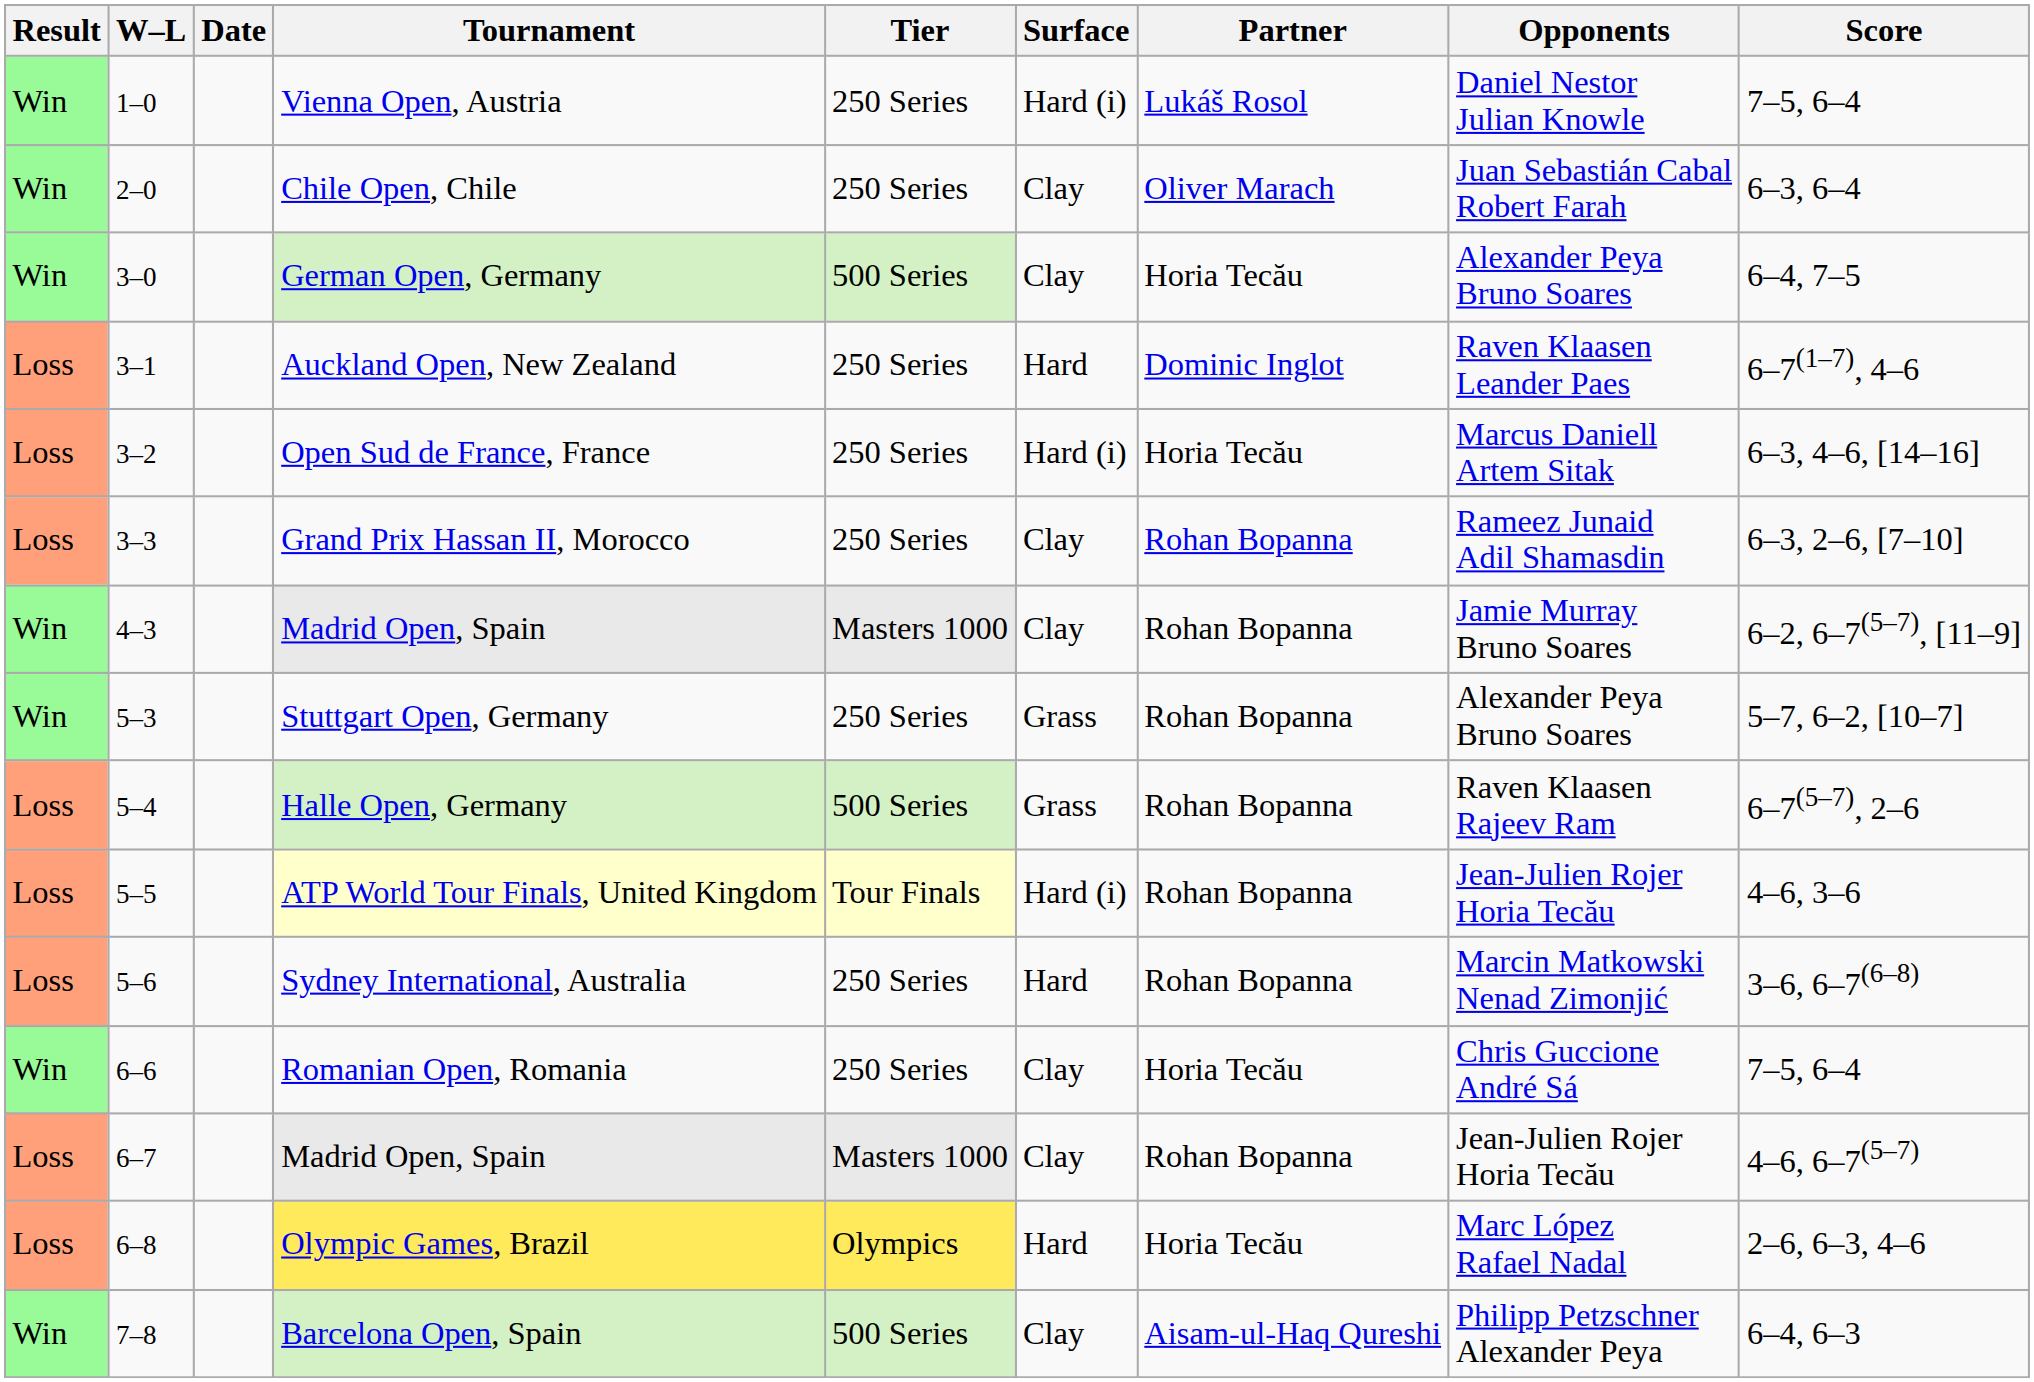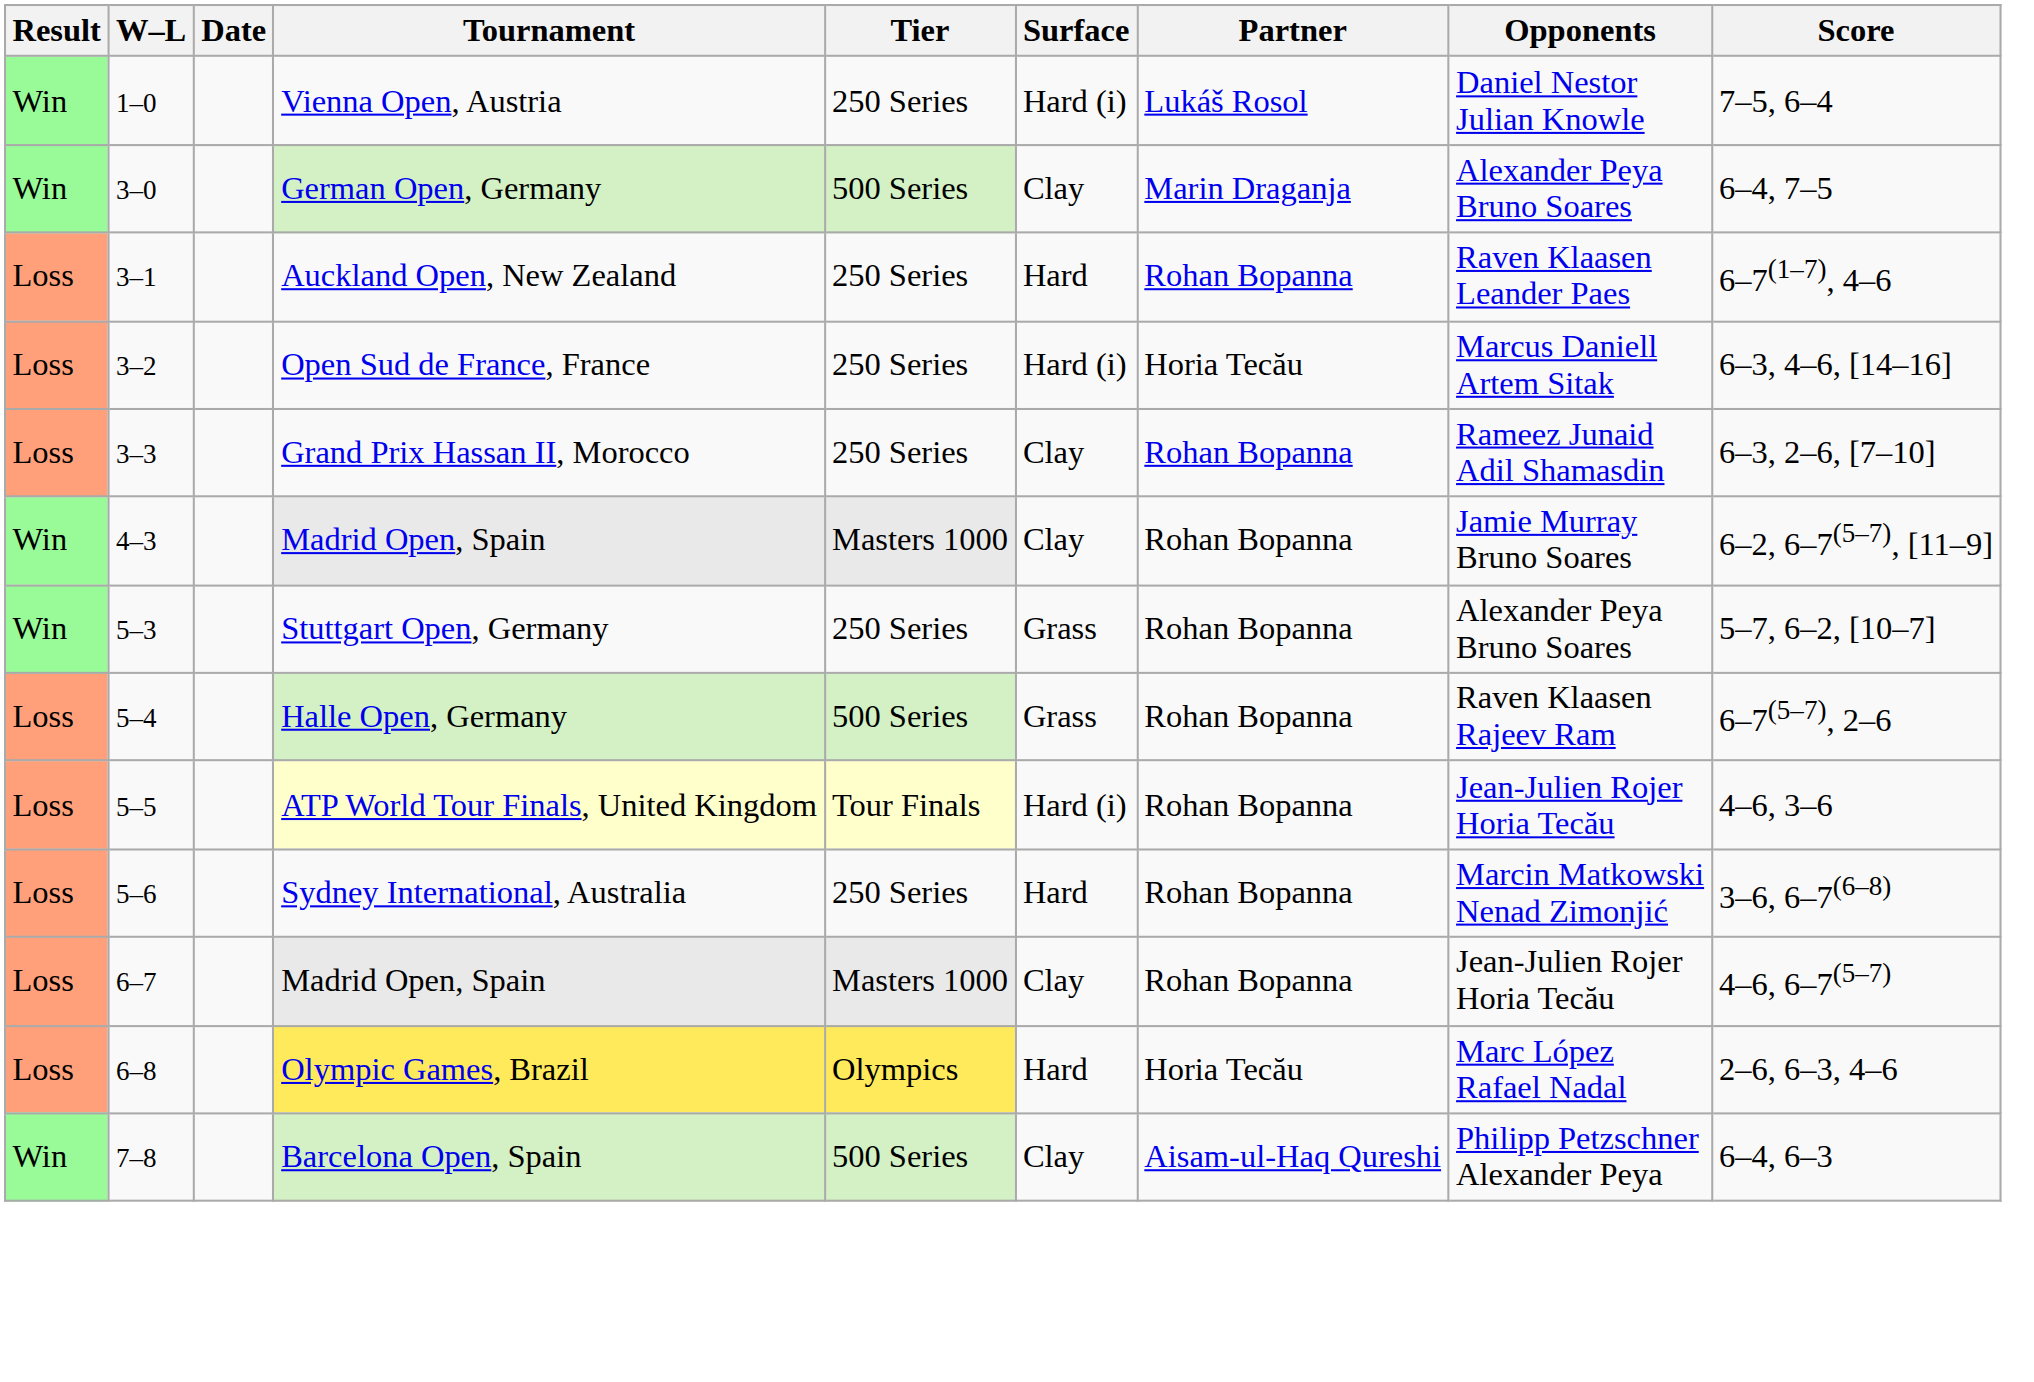- row: (136, 190)
(1224, 276) Horia Tecău -> (1248, 188) Marin Draganja
(1244, 364) Dominic Inglot -> (1249, 276) Rohan Bopanna
- row: (136, 1070)
